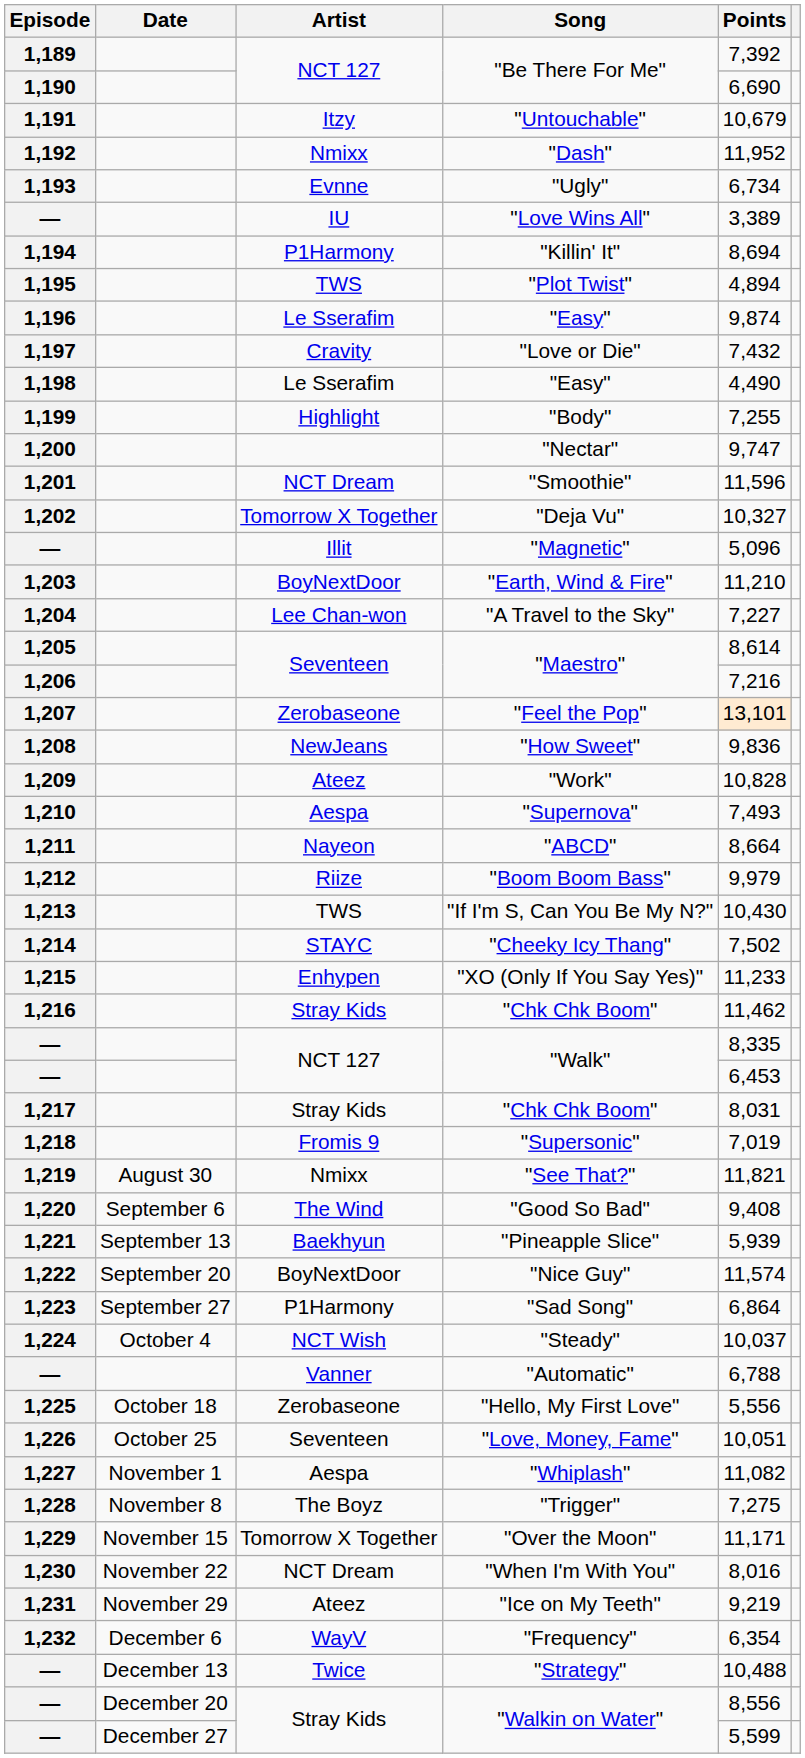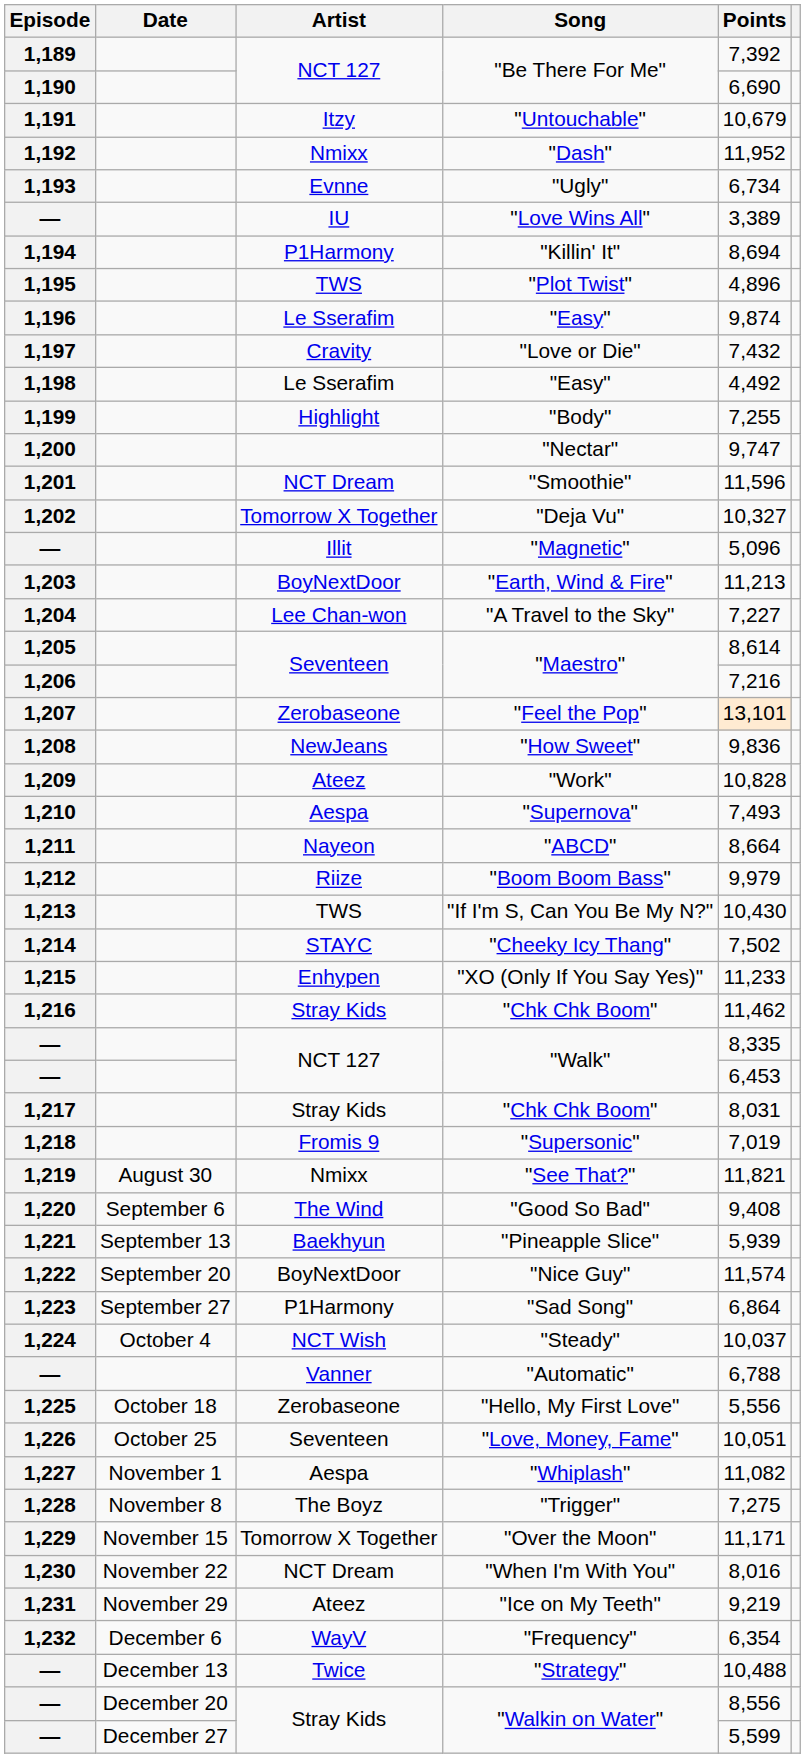(755, 284) 4,894 -> (755, 284) 4,896
(755, 383) 4,490 -> (755, 383) 4,492
(755, 581) 11,210 -> (755, 581) 11,213
